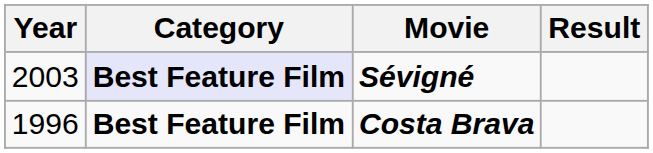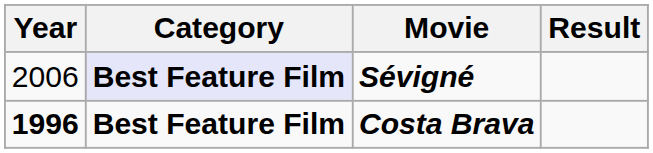(45, 76) 2003 -> (45, 76) 2006
(45, 123) normal -> (45, 123) bold
